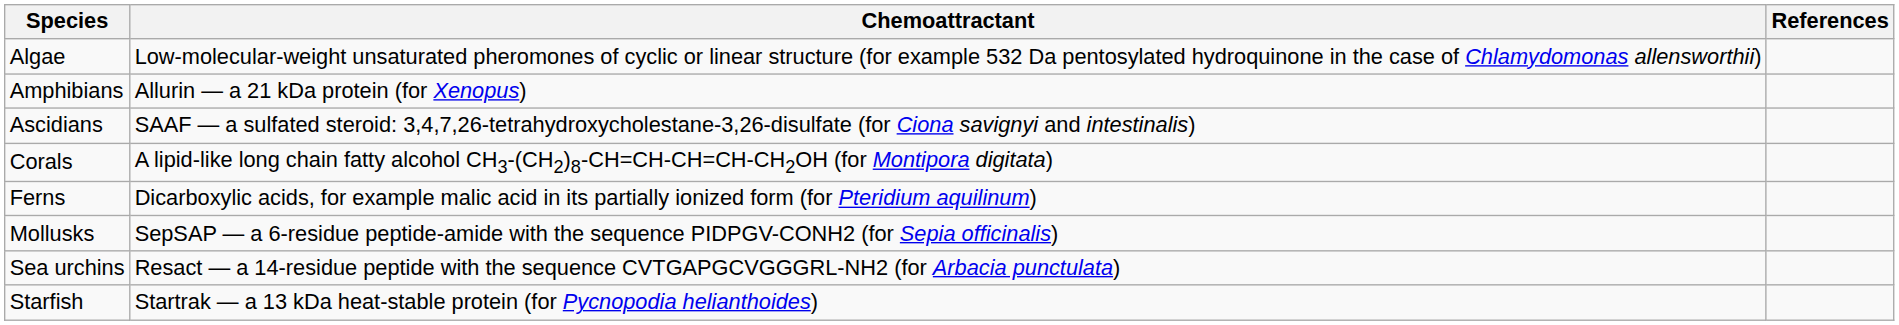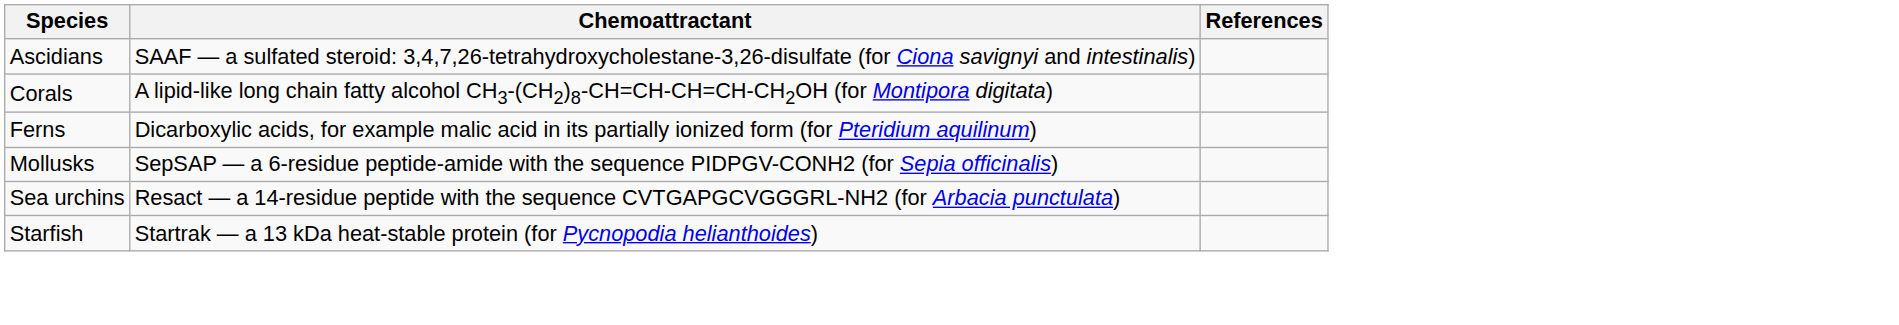- row: (38, 56)
- row: (67, 90)
